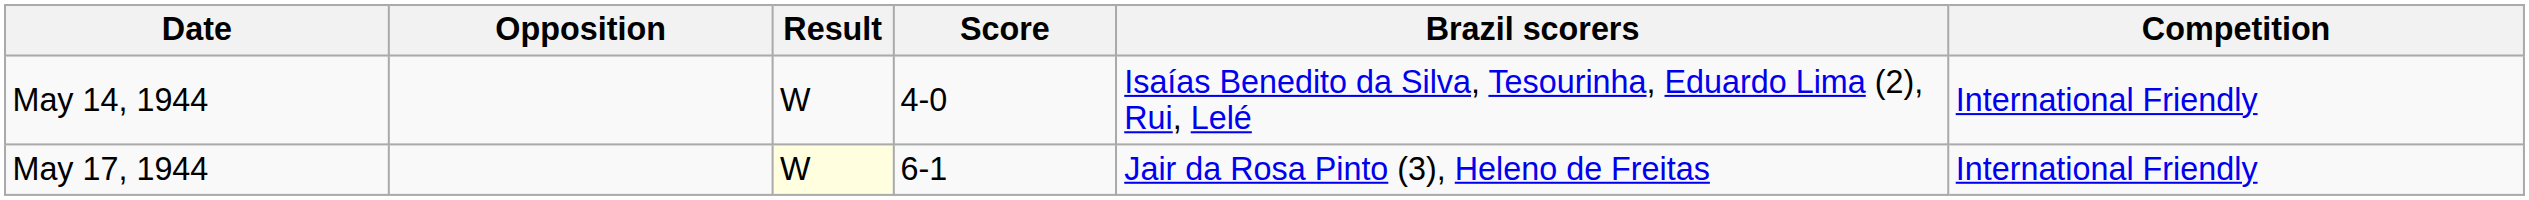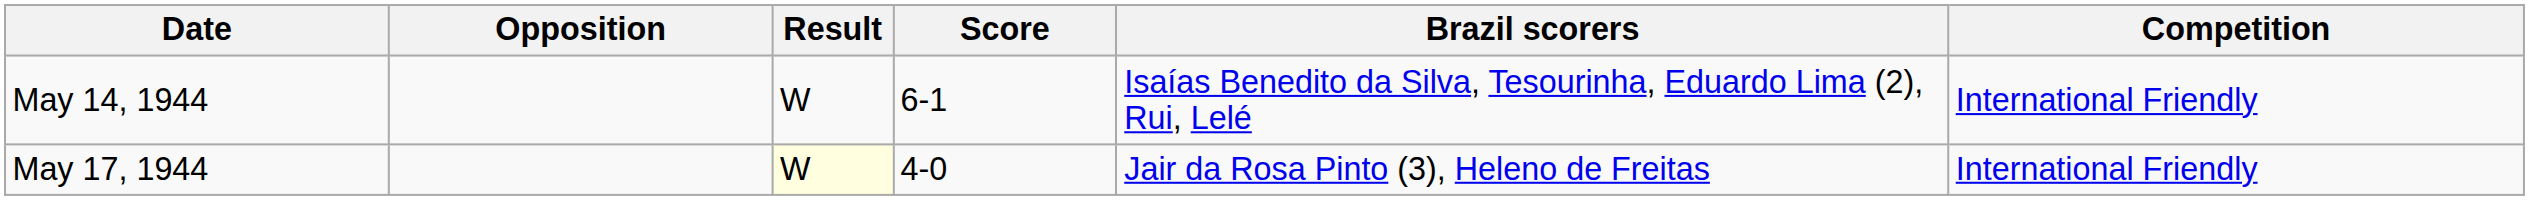(924, 99) 4-0 -> (924, 99) 6-1
(924, 169) 6-1 -> (924, 169) 4-0
